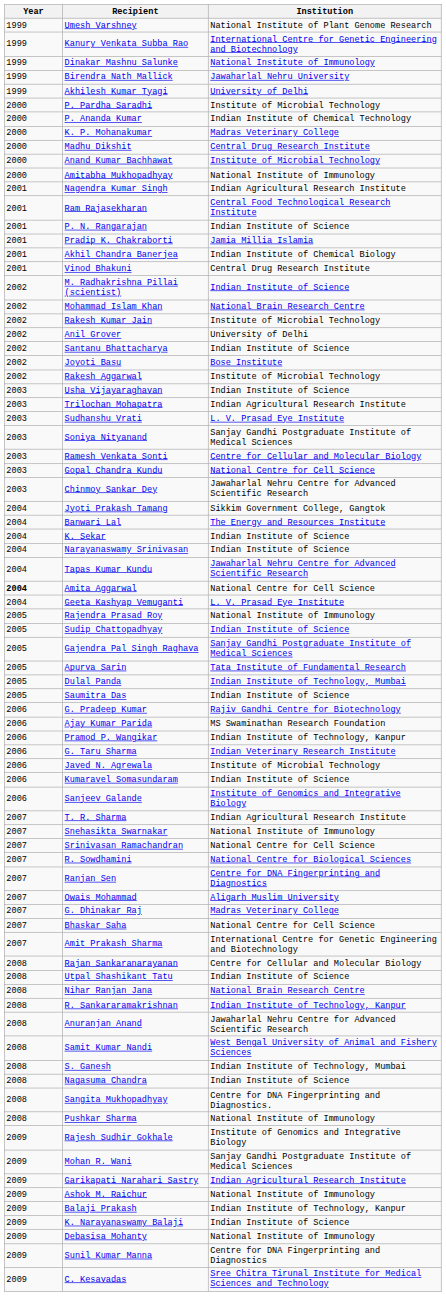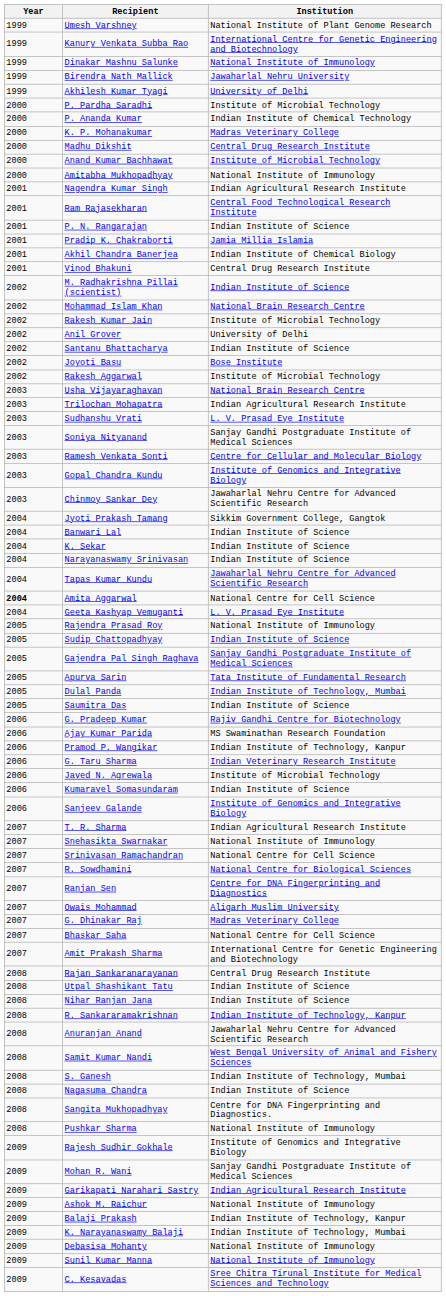(280, 391) Indian Institute of Science -> (287, 391) National Brain Research Centre
(293, 470) National Centre for Cell Science -> (306, 475) Institute of Genomics and Integrative Biology
(298, 522) The Energy and Resources Institute -> (280, 532) Indian Institute of Science
(316, 963) Centre for Cellular and Molecular Biology -> (290, 973) Central Drug Research Institute
(287, 991) National Brain Research Centre -> (280, 1001) Indian Institute of Science
(280, 1223) Indian Institute of Science -> (308, 1232) Indian Institute of Technology, Mumbai
(295, 1256) Centre for DNA Fingerprinting and Diagnostics -> (293, 1260) National Institute of Immunology
